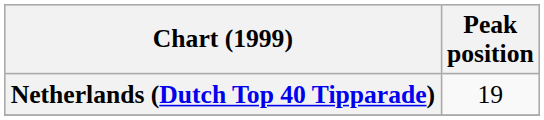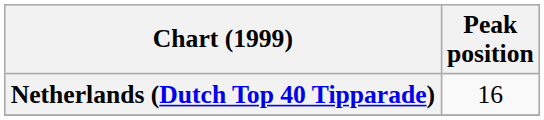(490, 94) 19 -> (490, 94) 16
